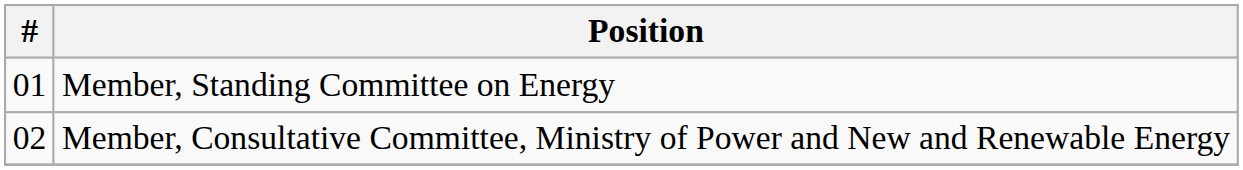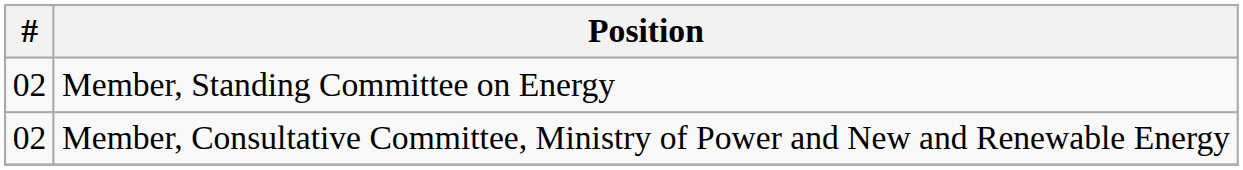(30, 84) 01 -> (30, 84) 02
